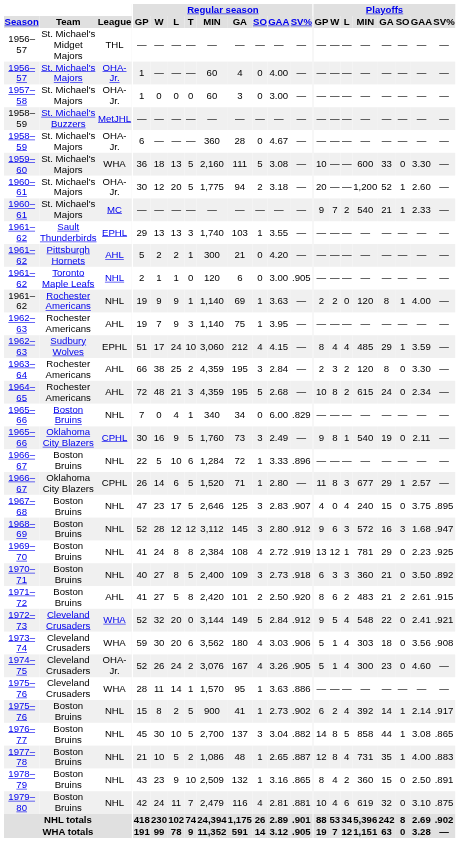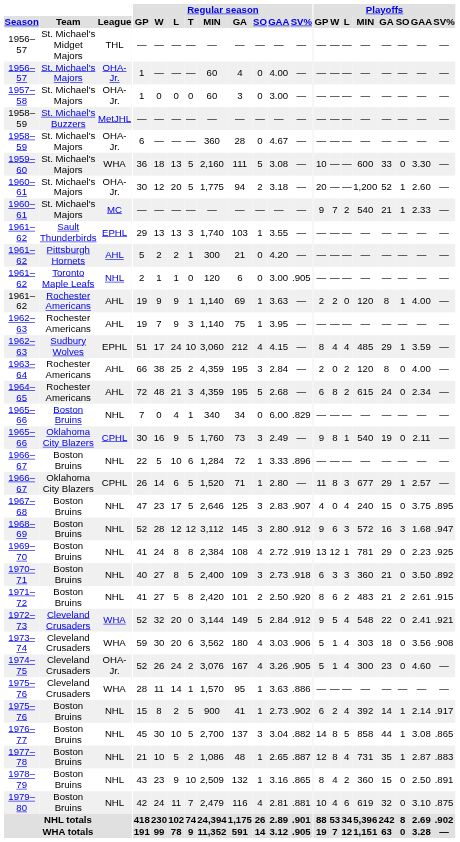(115, 301) NHL -> (115, 301) AHL
(335, 369) 3 -> (335, 369) 0
(421, 369) 3.30 -> (421, 369) 4.00
(321, 392) 10 -> (321, 392) 6
(115, 597) AHL -> (115, 597) NHL
(421, 757) 4.00 -> (421, 757) 2.87
